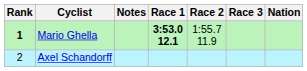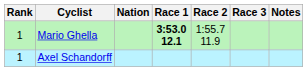columns swapped: (284, 12) <-> (131, 12)
(20, 35) bold -> (20, 35) normal
(20, 58) 2 -> (20, 58) 1
